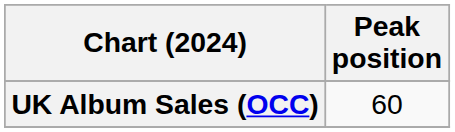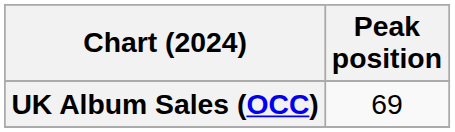(387, 103) 60 -> (387, 103) 69
